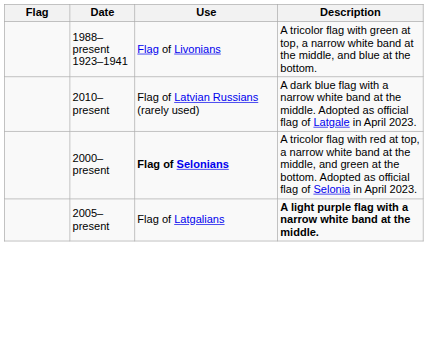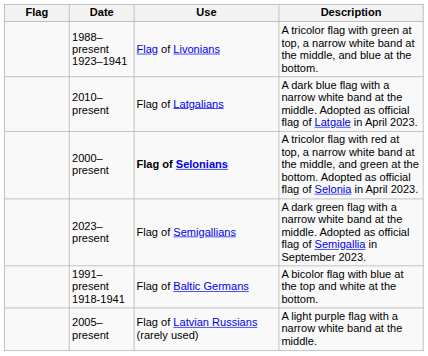(198, 104) Flag of Latvian Russians (rarely used) -> (180, 104) Flag of Latgalians
+ row: (90, 232)
+ row: (98, 287)
(181, 219) Flag of Latgalians -> (197, 329) Flag of Latvian Russians (rarely used)
(345, 219) bold -> (342, 329) normal
